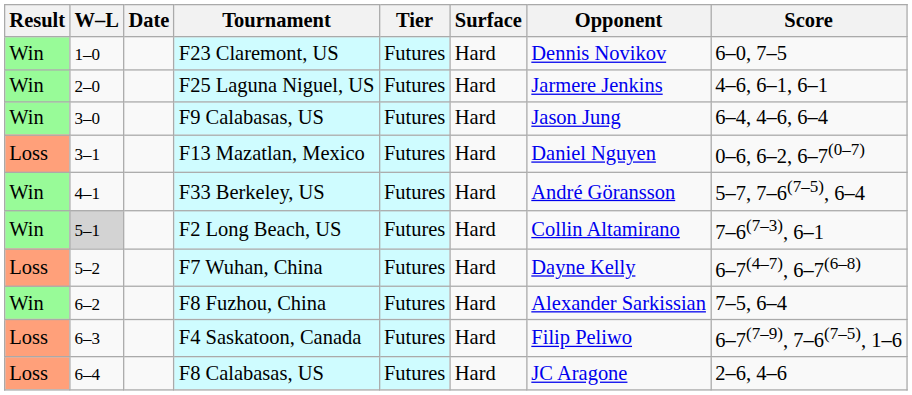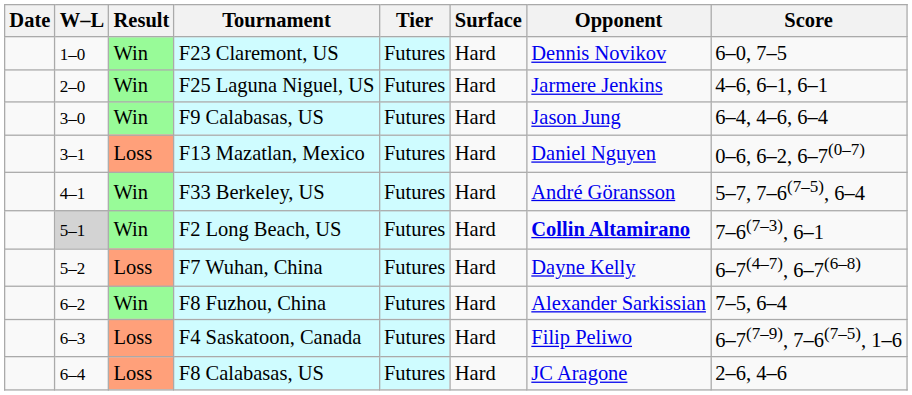columns swapped: (37, 20) <-> (149, 20)
(606, 229) normal -> (611, 229) bold
